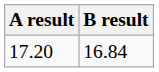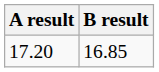(105, 50) 16.84 -> (105, 50) 16.85
